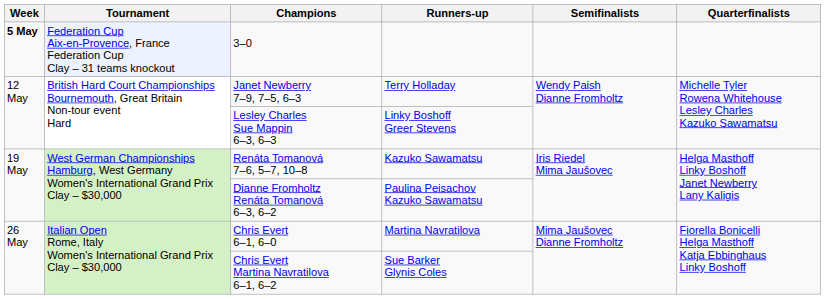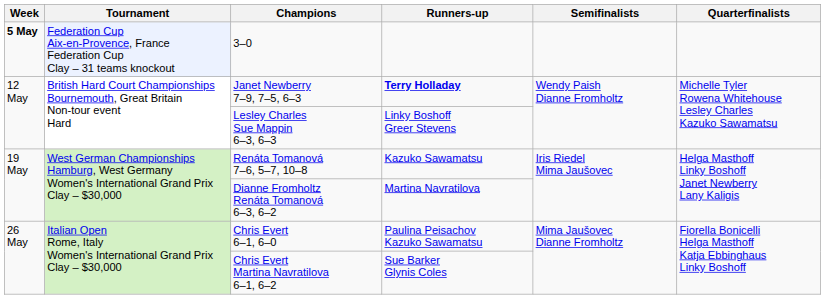(420, 86) normal -> (423, 86) bold
(433, 194) Paulina Peisachov Kazuko Sawamatsu -> (432, 188) Martina Navratilova
(432, 230) Martina Navratilova -> (433, 237) Paulina Peisachov Kazuko Sawamatsu
